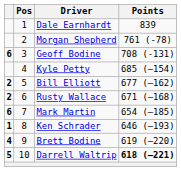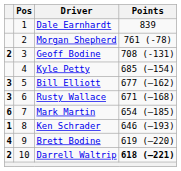(9, 55) 6 -> (9, 55) 2
(9, 84) 2 -> (9, 84) 3
(9, 98) 2 -> (9, 98) 3
(9, 155) 5 -> (9, 155) 2
